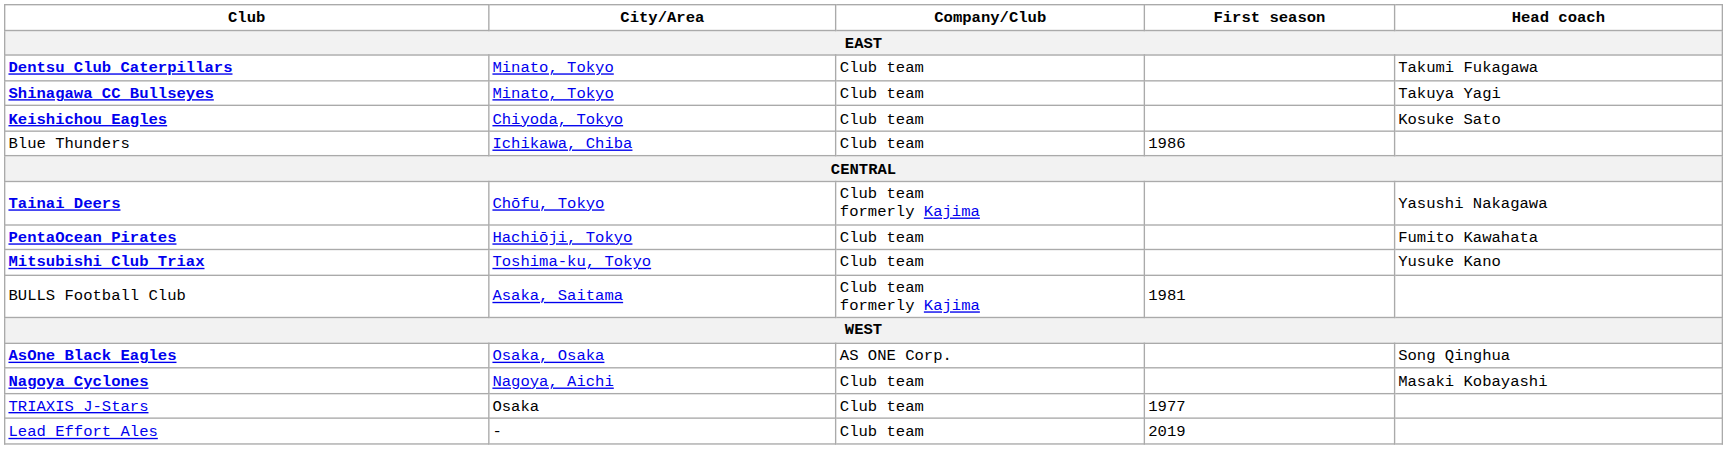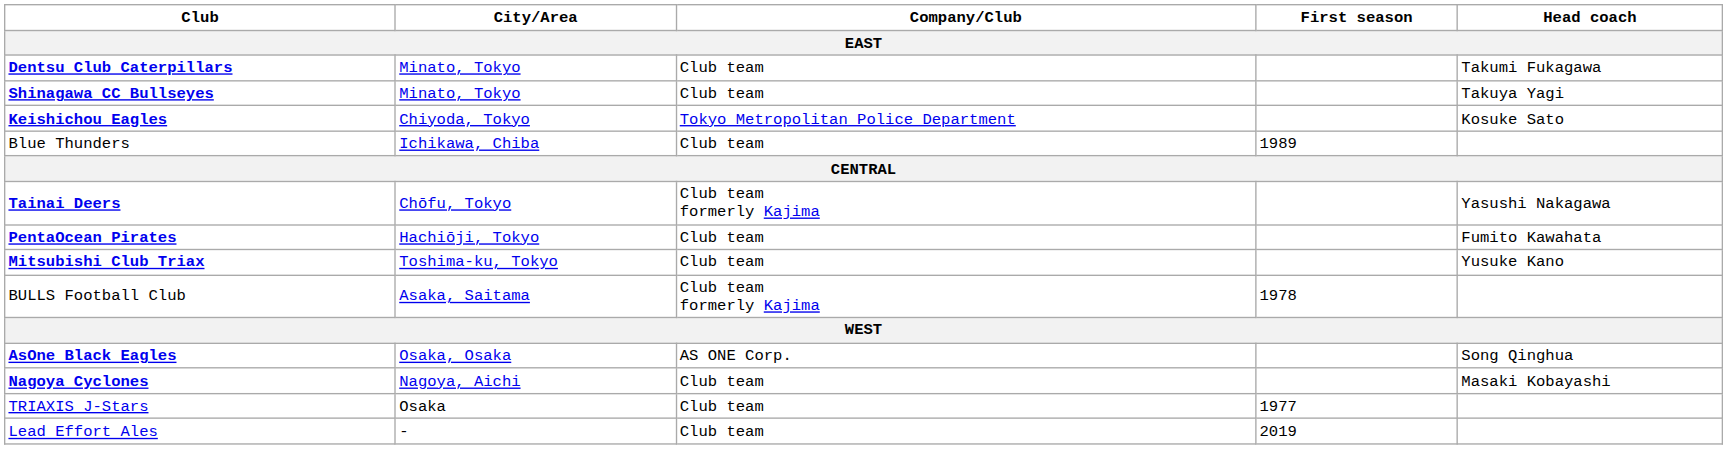(882, 119) Club team -> (848, 119) Tokyo Metropolitan Police Department
(1167, 144) 1986 -> (1278, 144) 1989
(1167, 297) 1981 -> (1278, 297) 1978
